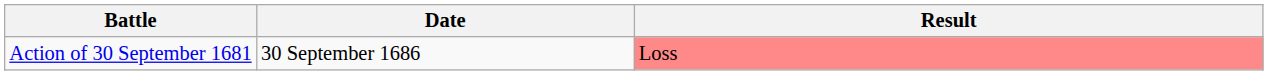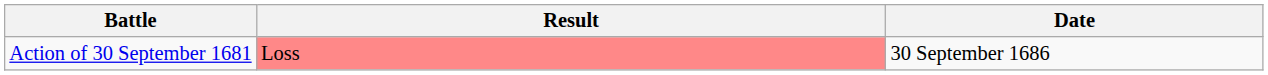columns swapped: (445, 20) <-> (949, 20)
